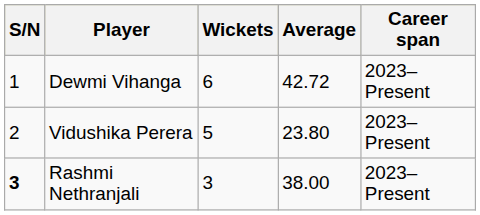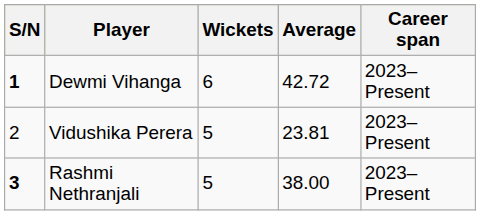(14, 81) normal -> (14, 81) bold
(306, 132) 23.80 -> (306, 132) 23.81
(208, 183) 3 -> (208, 183) 5
